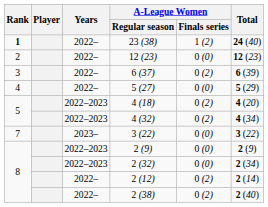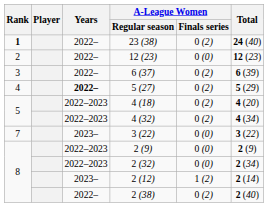(204, 42) 1 (2) -> (204, 42) 0 (2)
(86, 88) normal -> (86, 88) bold
(204, 88) 0 (0) -> (204, 88) 0 (2)
(86, 179) 2022– -> (86, 179) 2023–
(204, 179) 0 (2) -> (204, 179) 1 (2)
